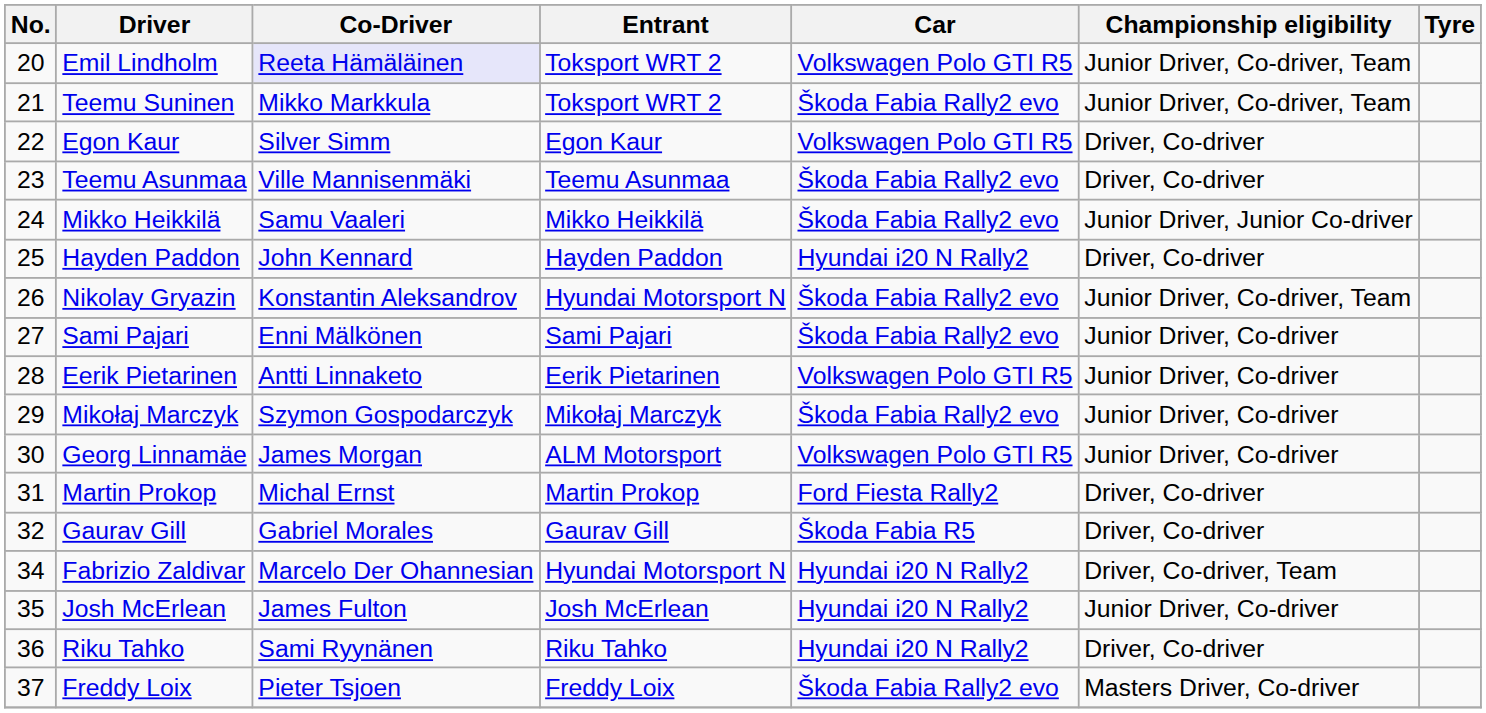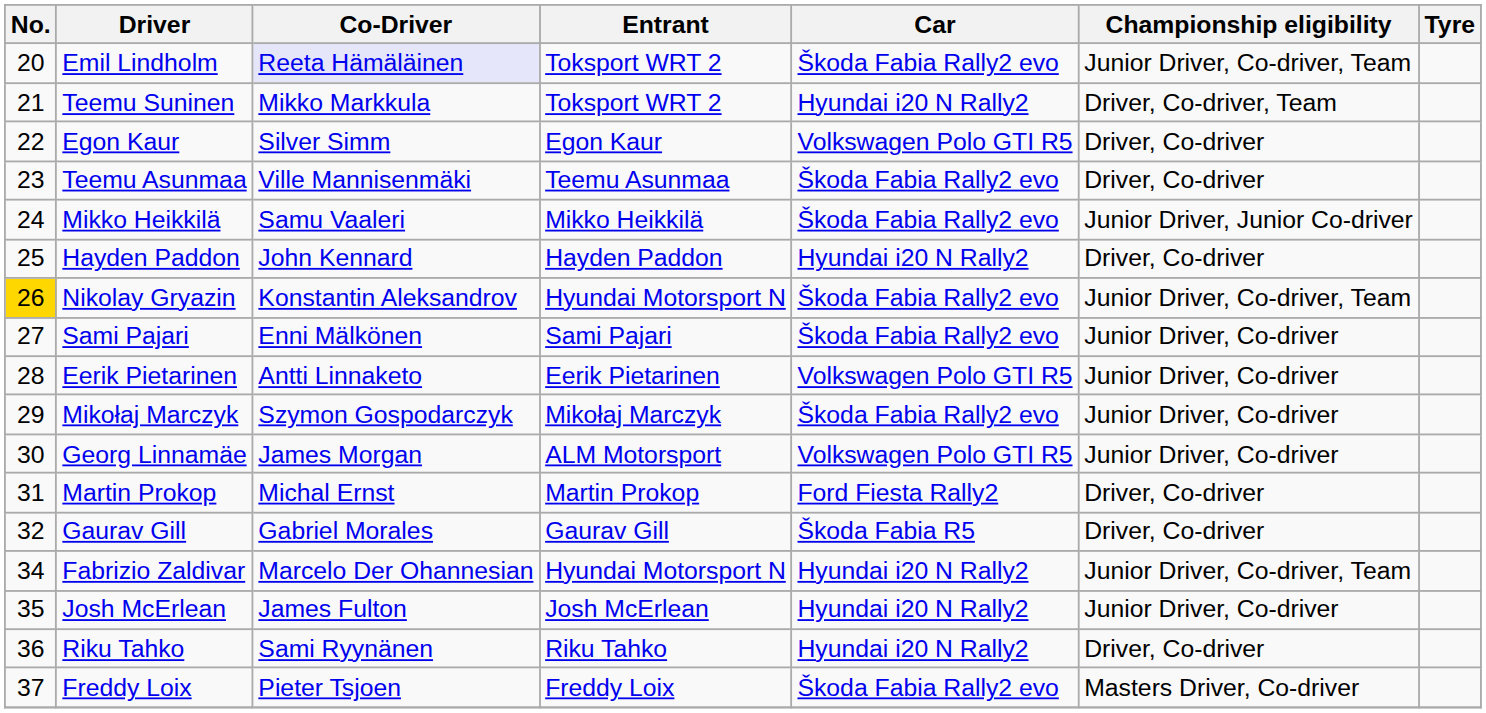(935, 63) Volkswagen Polo GTI R5 -> (928, 63) Škoda Fabia Rally2 evo
(928, 102) Škoda Fabia Rally2 evo -> (913, 102) Hyundai i20 N Rally2
(1248, 102) Junior Driver, Co-driver, Team -> (1211, 102) Driver, Co-driver, Team
(31, 297) no background -> (31, 297) gold background
(1211, 570) Driver, Co-driver, Team -> (1248, 570) Junior Driver, Co-driver, Team
